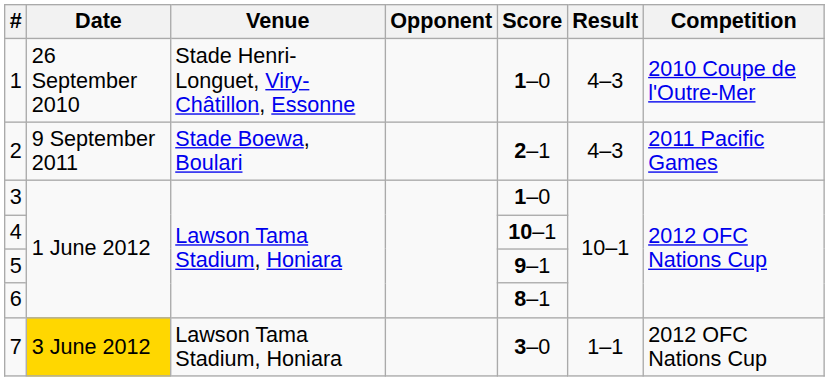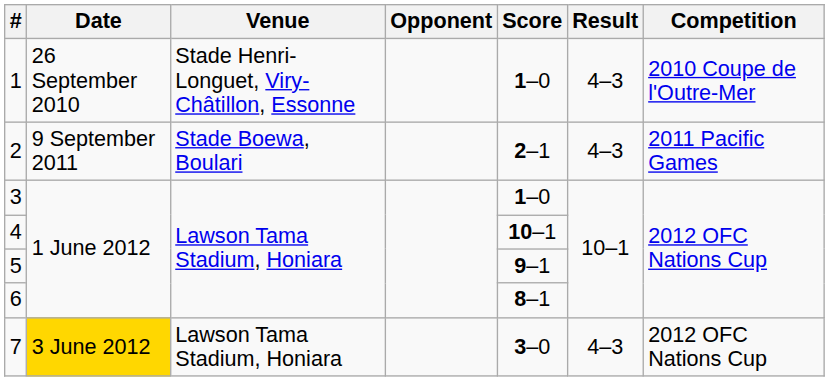(605, 346) 1–1 -> (605, 346) 4–3
